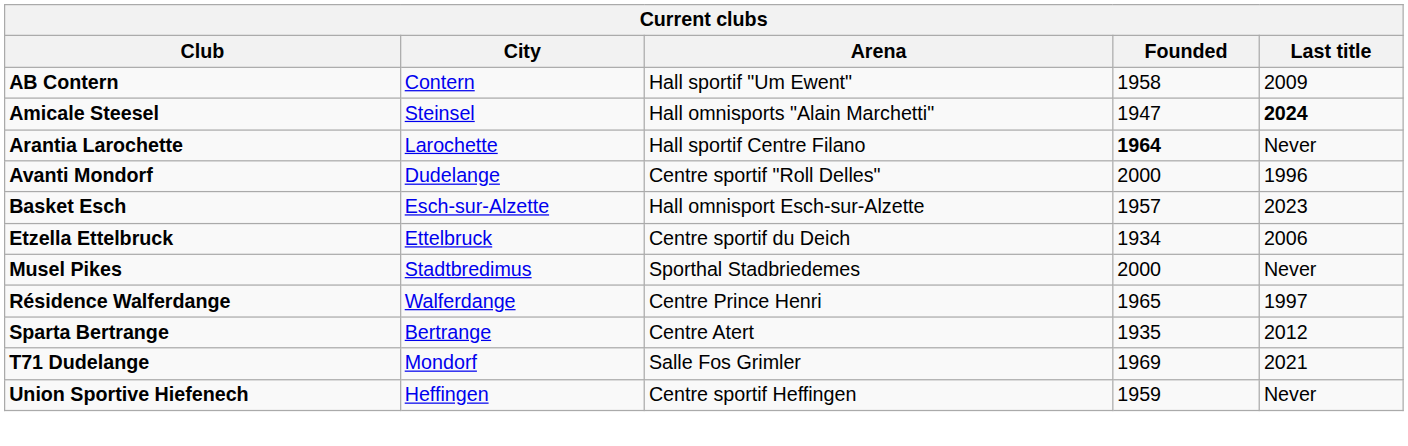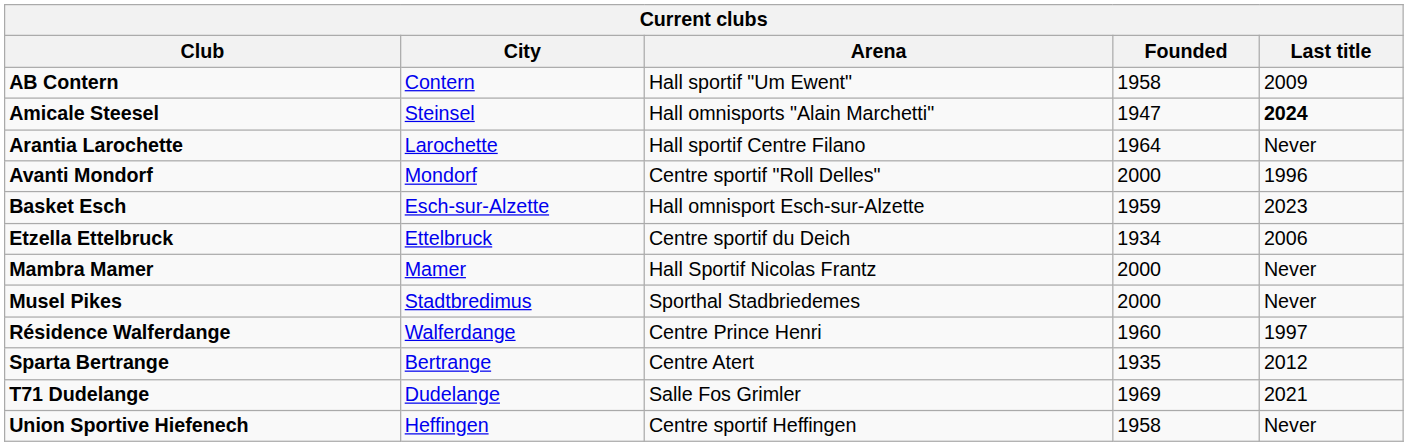(1139, 144) bold -> (1139, 144) normal
(452, 176) Dudelange -> (441, 176) Mondorf
(1139, 207) 1957 -> (1139, 207) 1959
+ row: (81, 269)
(1139, 301) 1965 -> (1139, 332) 1960
(441, 363) Mondorf -> (452, 394) Dudelange
(1139, 394) 1959 -> (1139, 425) 1958
